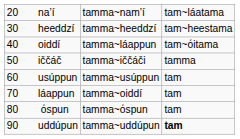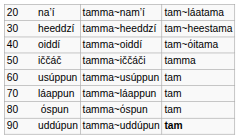(119, 45) tamma~láappun -> (112, 45) tamma~oiddí
(112, 93) tamma~oiddí -> (119, 93) tamma~láappun
